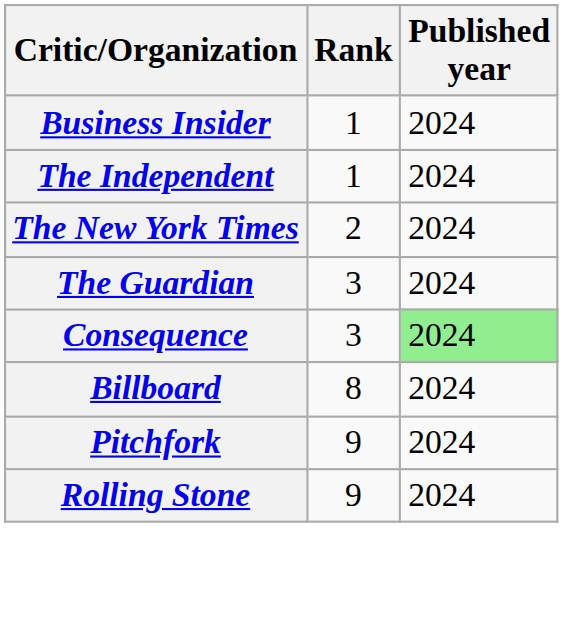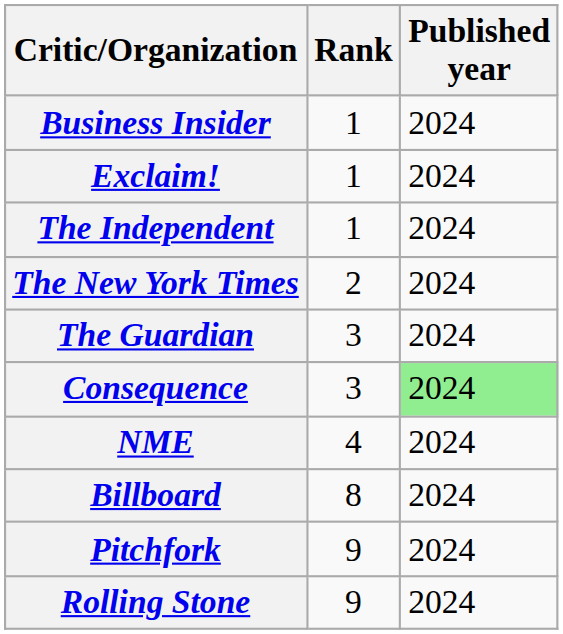+ row: (155, 175)
+ row: (155, 441)
